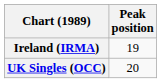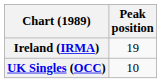(133, 68) 20 -> (133, 68) 10
